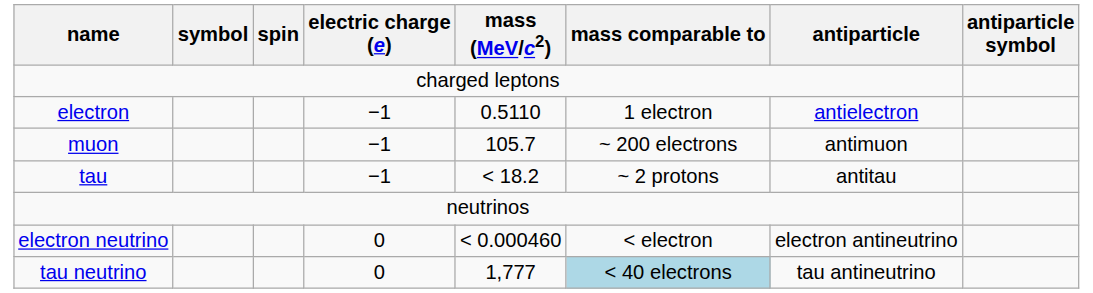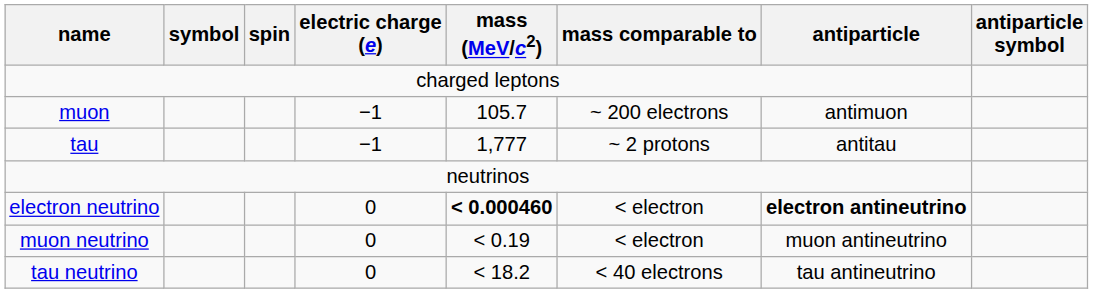- row: (93, 112)
(511, 176) < 18.2 -> (502, 144) 1,777
(511, 240) normal -> (502, 208) bold
(866, 240) normal -> (866, 208) bold
+ row: (84, 240)
(511, 272) 1,777 -> (502, 272) < 18.2
(668, 272) lightblue background -> (659, 272) no background
